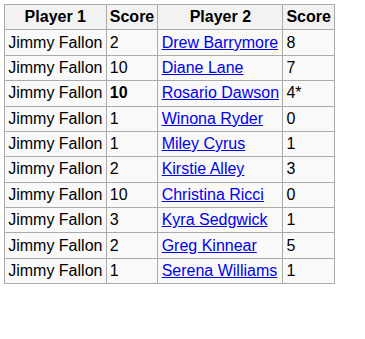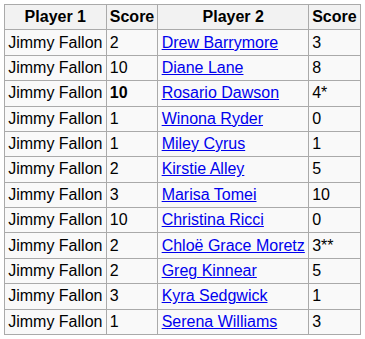(291, 42) 8 -> (317, 42) 3
(291, 67) 7 -> (317, 67) 8
(291, 169) 3 -> (317, 169) 5
+ row: (209, 194)
+ row: (233, 245)
rows swapped: (215, 220) <-> (209, 245)
(291, 270) 1 -> (317, 321) 3
